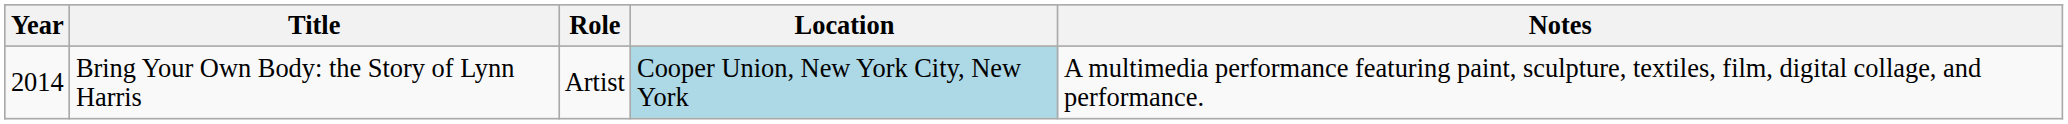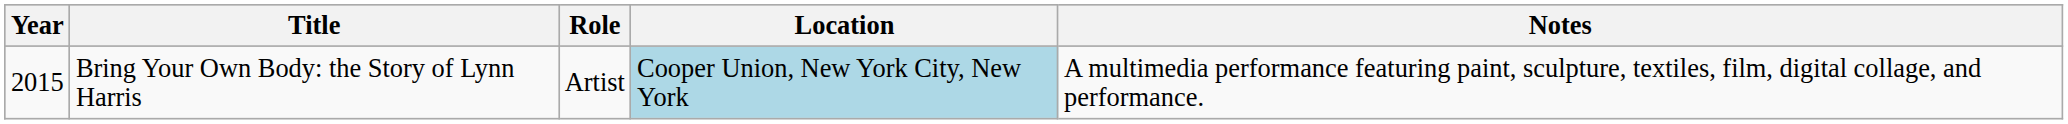(37, 82) 2014 -> (37, 82) 2015
